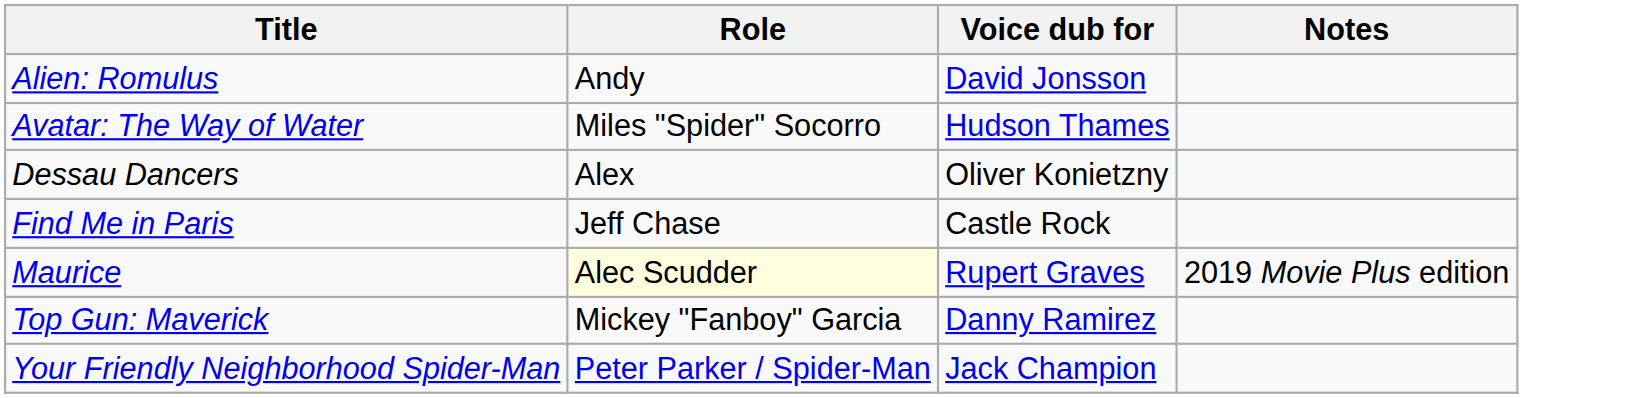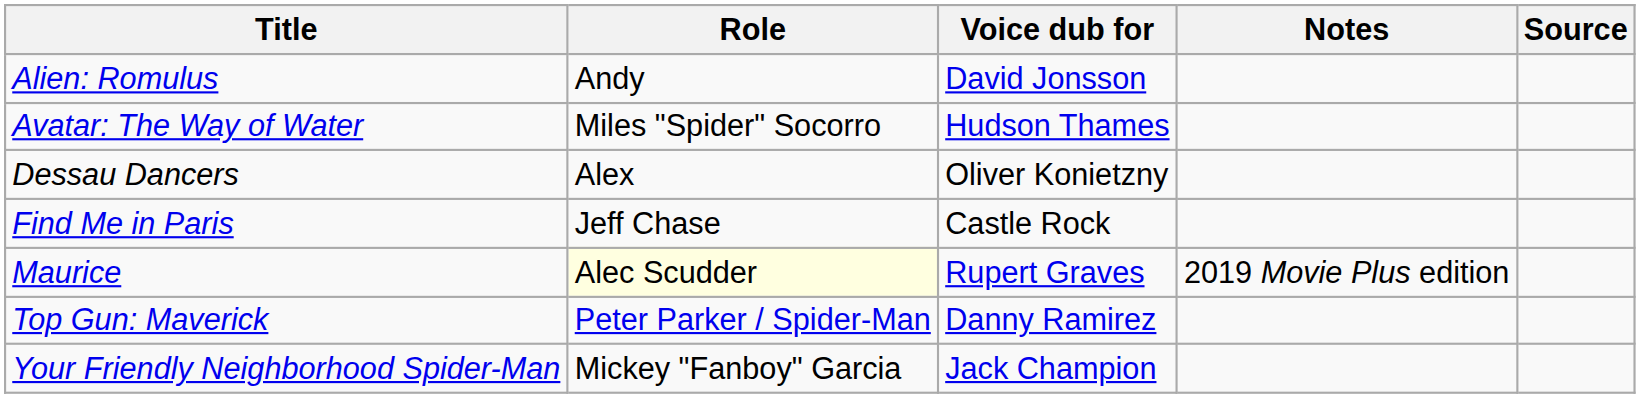+ column: (1576, 30)
(738, 320) Mickey "Fanboy" Garcia -> (753, 320) Peter Parker / Spider-Man
(753, 369) Peter Parker / Spider-Man -> (738, 369) Mickey "Fanboy" Garcia
